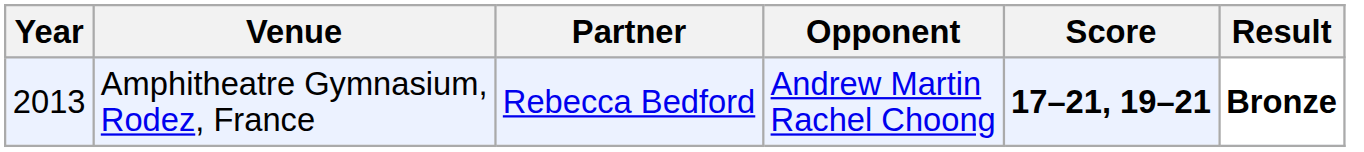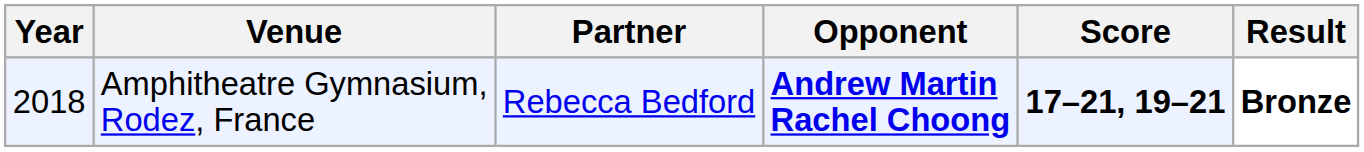(49, 101) 2013 -> (49, 101) 2018
(883, 101) normal -> (890, 101) bold
